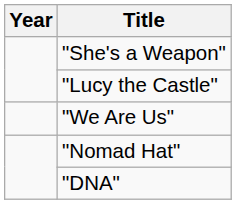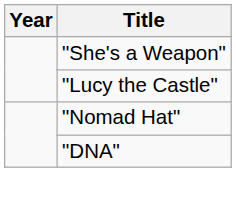- row: (118, 118)
